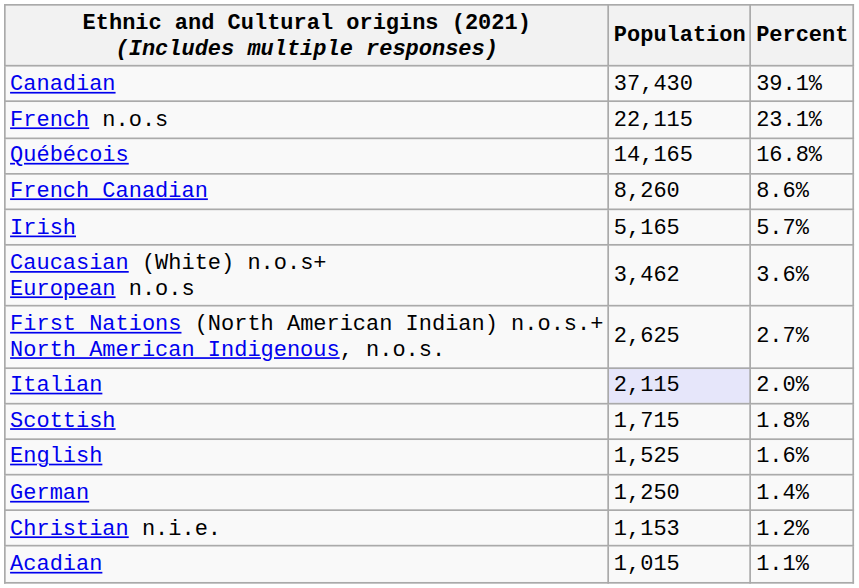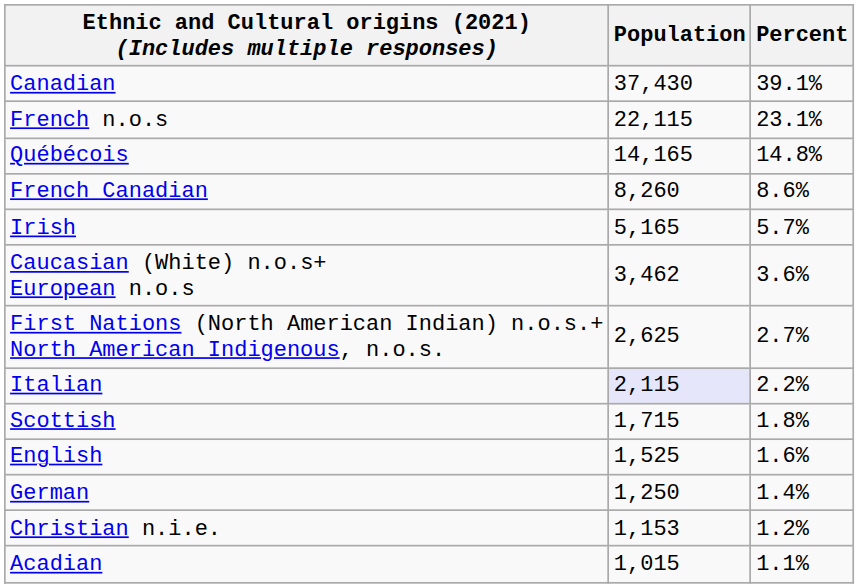(789, 156) 16.8% -> (789, 156) 14.8%
(783, 385) 2.0% -> (783, 385) 2.2%
